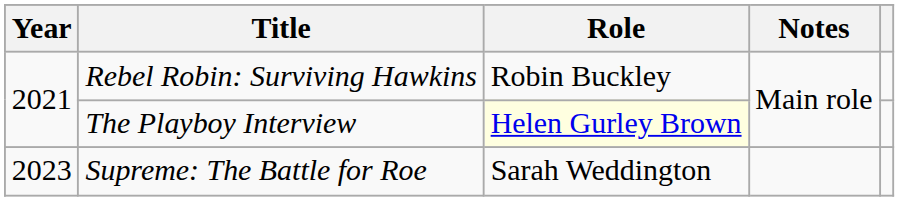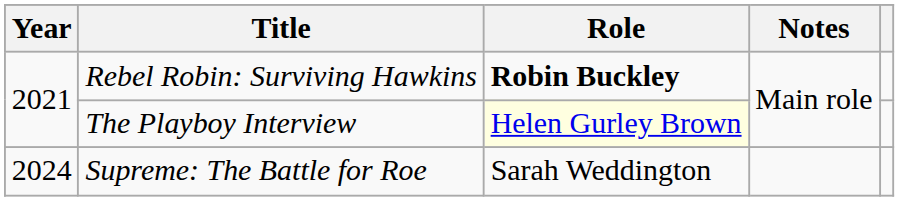(581, 75) normal -> (585, 75) bold
(42, 170) 2023 -> (42, 170) 2024
